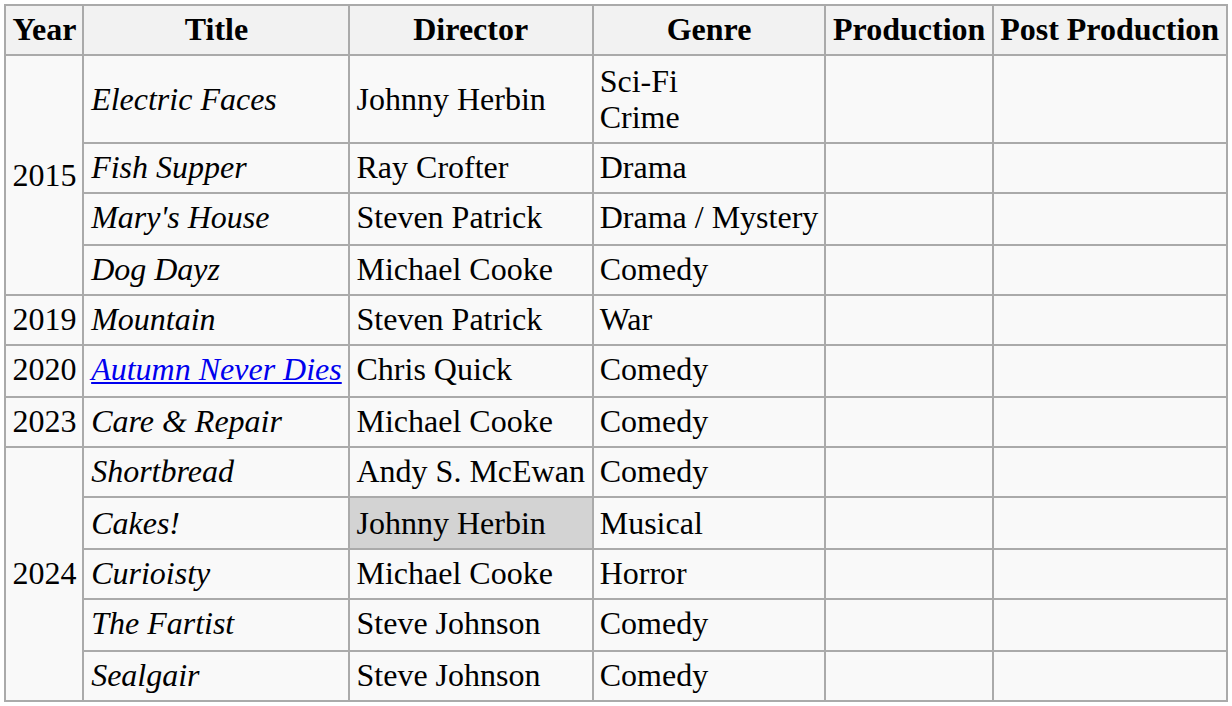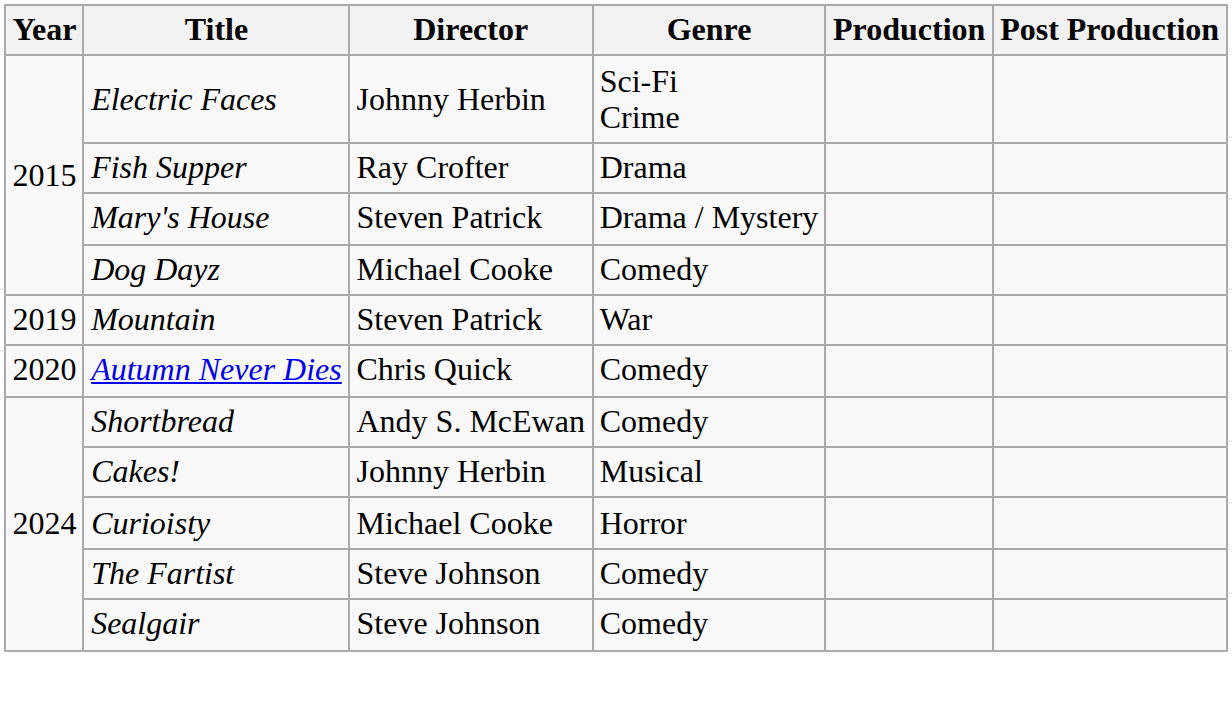- row: (187, 421)
(451, 522) lightgrey background -> (451, 471) no background
